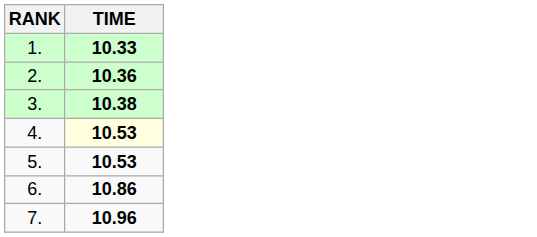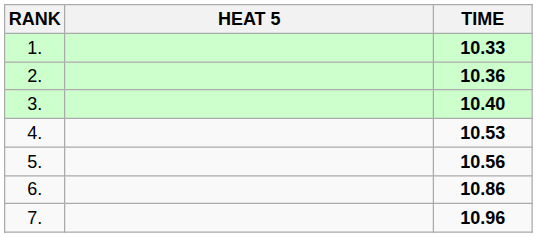+ column: (249, 19)
(114, 105) 10.38 -> (483, 105) 10.40
(114, 133) lightyellow background -> (483, 133) no background
(114, 161) 10.53 -> (483, 161) 10.56
